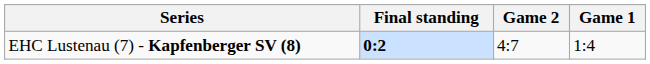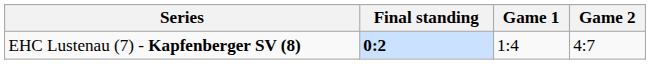columns swapped: (607, 18) <-> (531, 18)
